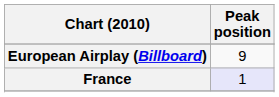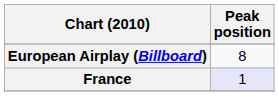(242, 56) 9 -> (242, 56) 8
